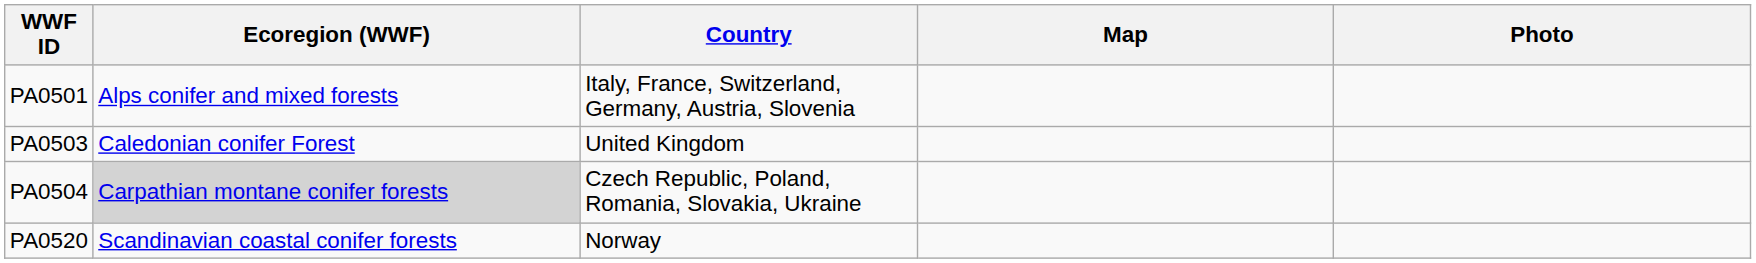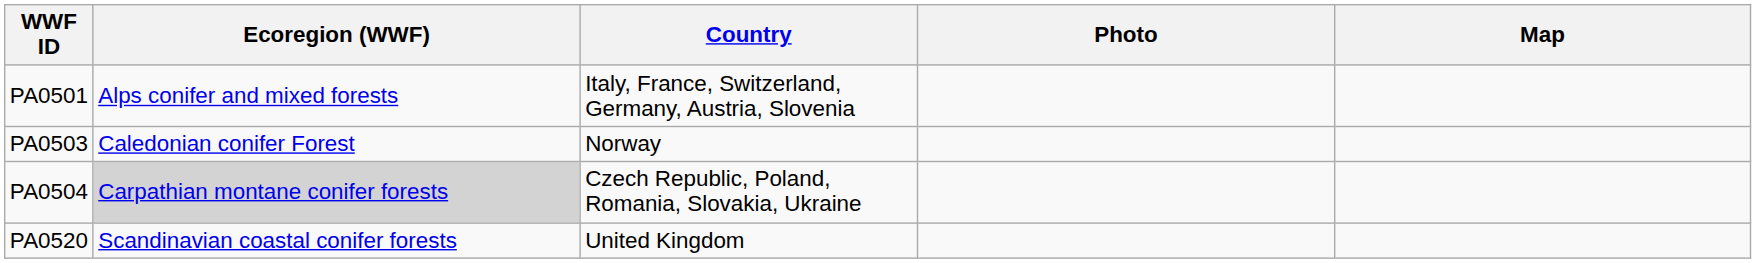columns swapped: (1125, 34) <-> (1542, 34)
(665, 143) United Kingdom -> (623, 143) Norway
(623, 239) Norway -> (665, 239) United Kingdom
